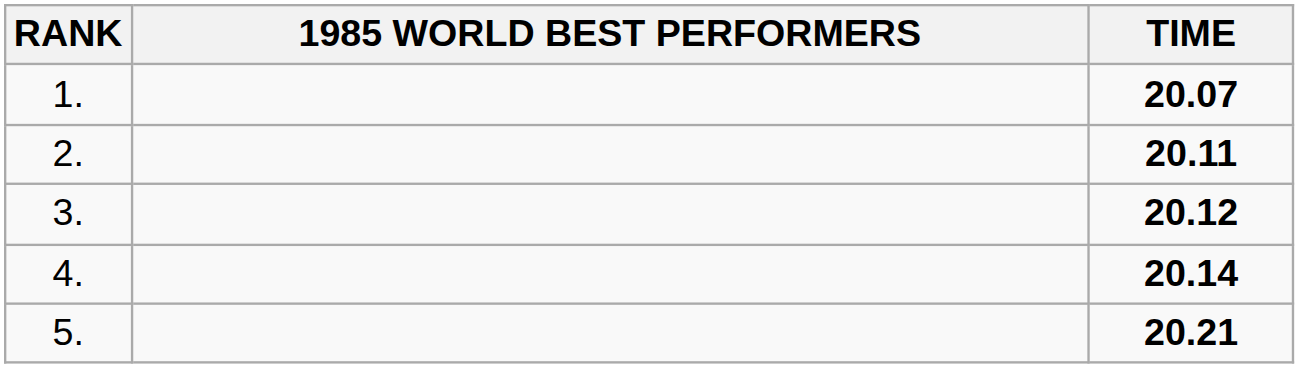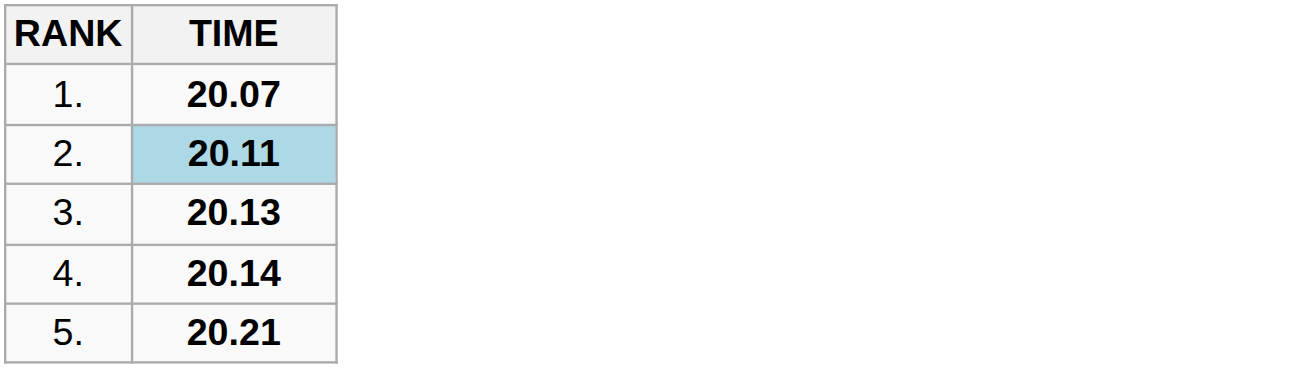- column: (610, 34)
(1191, 153) no background -> (234, 153) lightblue background
(1191, 213) 20.12 -> (234, 213) 20.13
